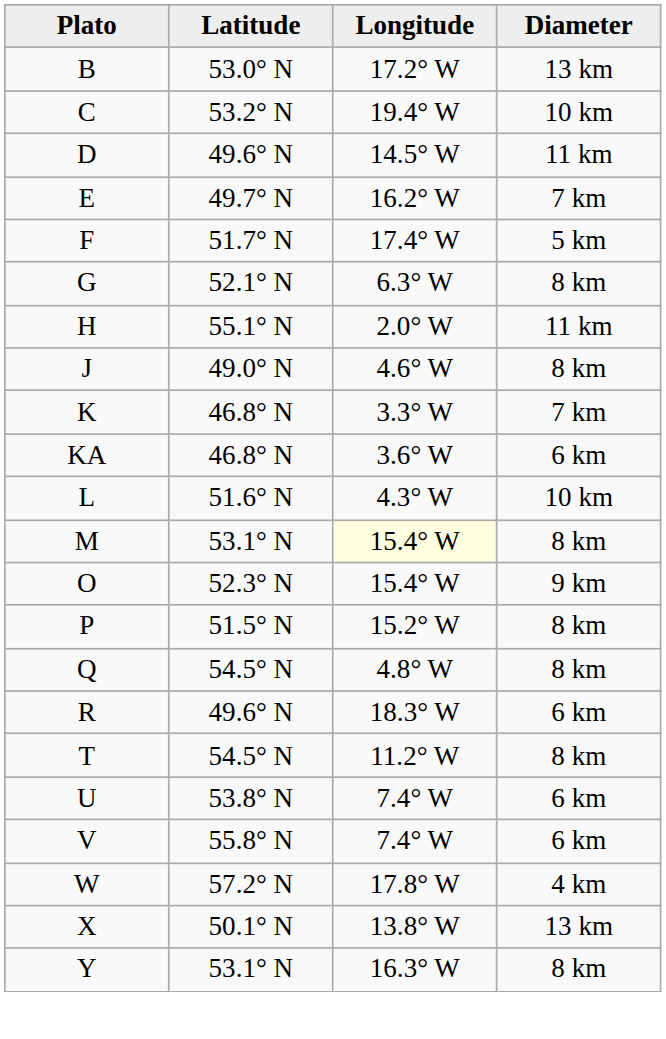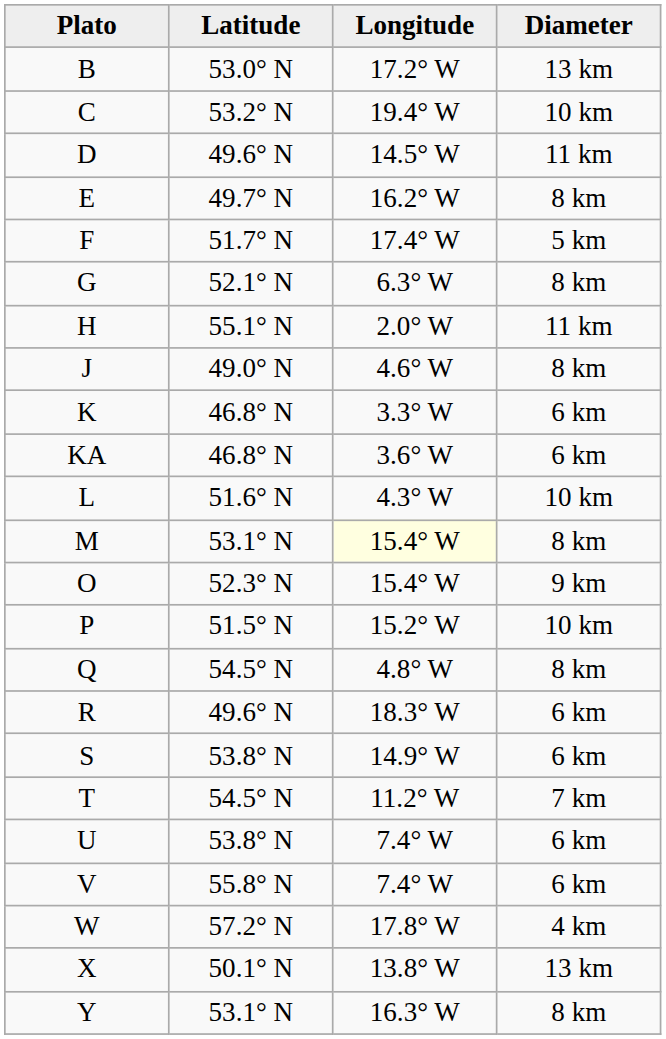(579, 197) 7 km -> (579, 197) 8 km
(579, 411) 7 km -> (579, 411) 6 km
(579, 626) 8 km -> (579, 626) 10 km
+ row: (87, 754)
(579, 754) 8 km -> (579, 797) 7 km
